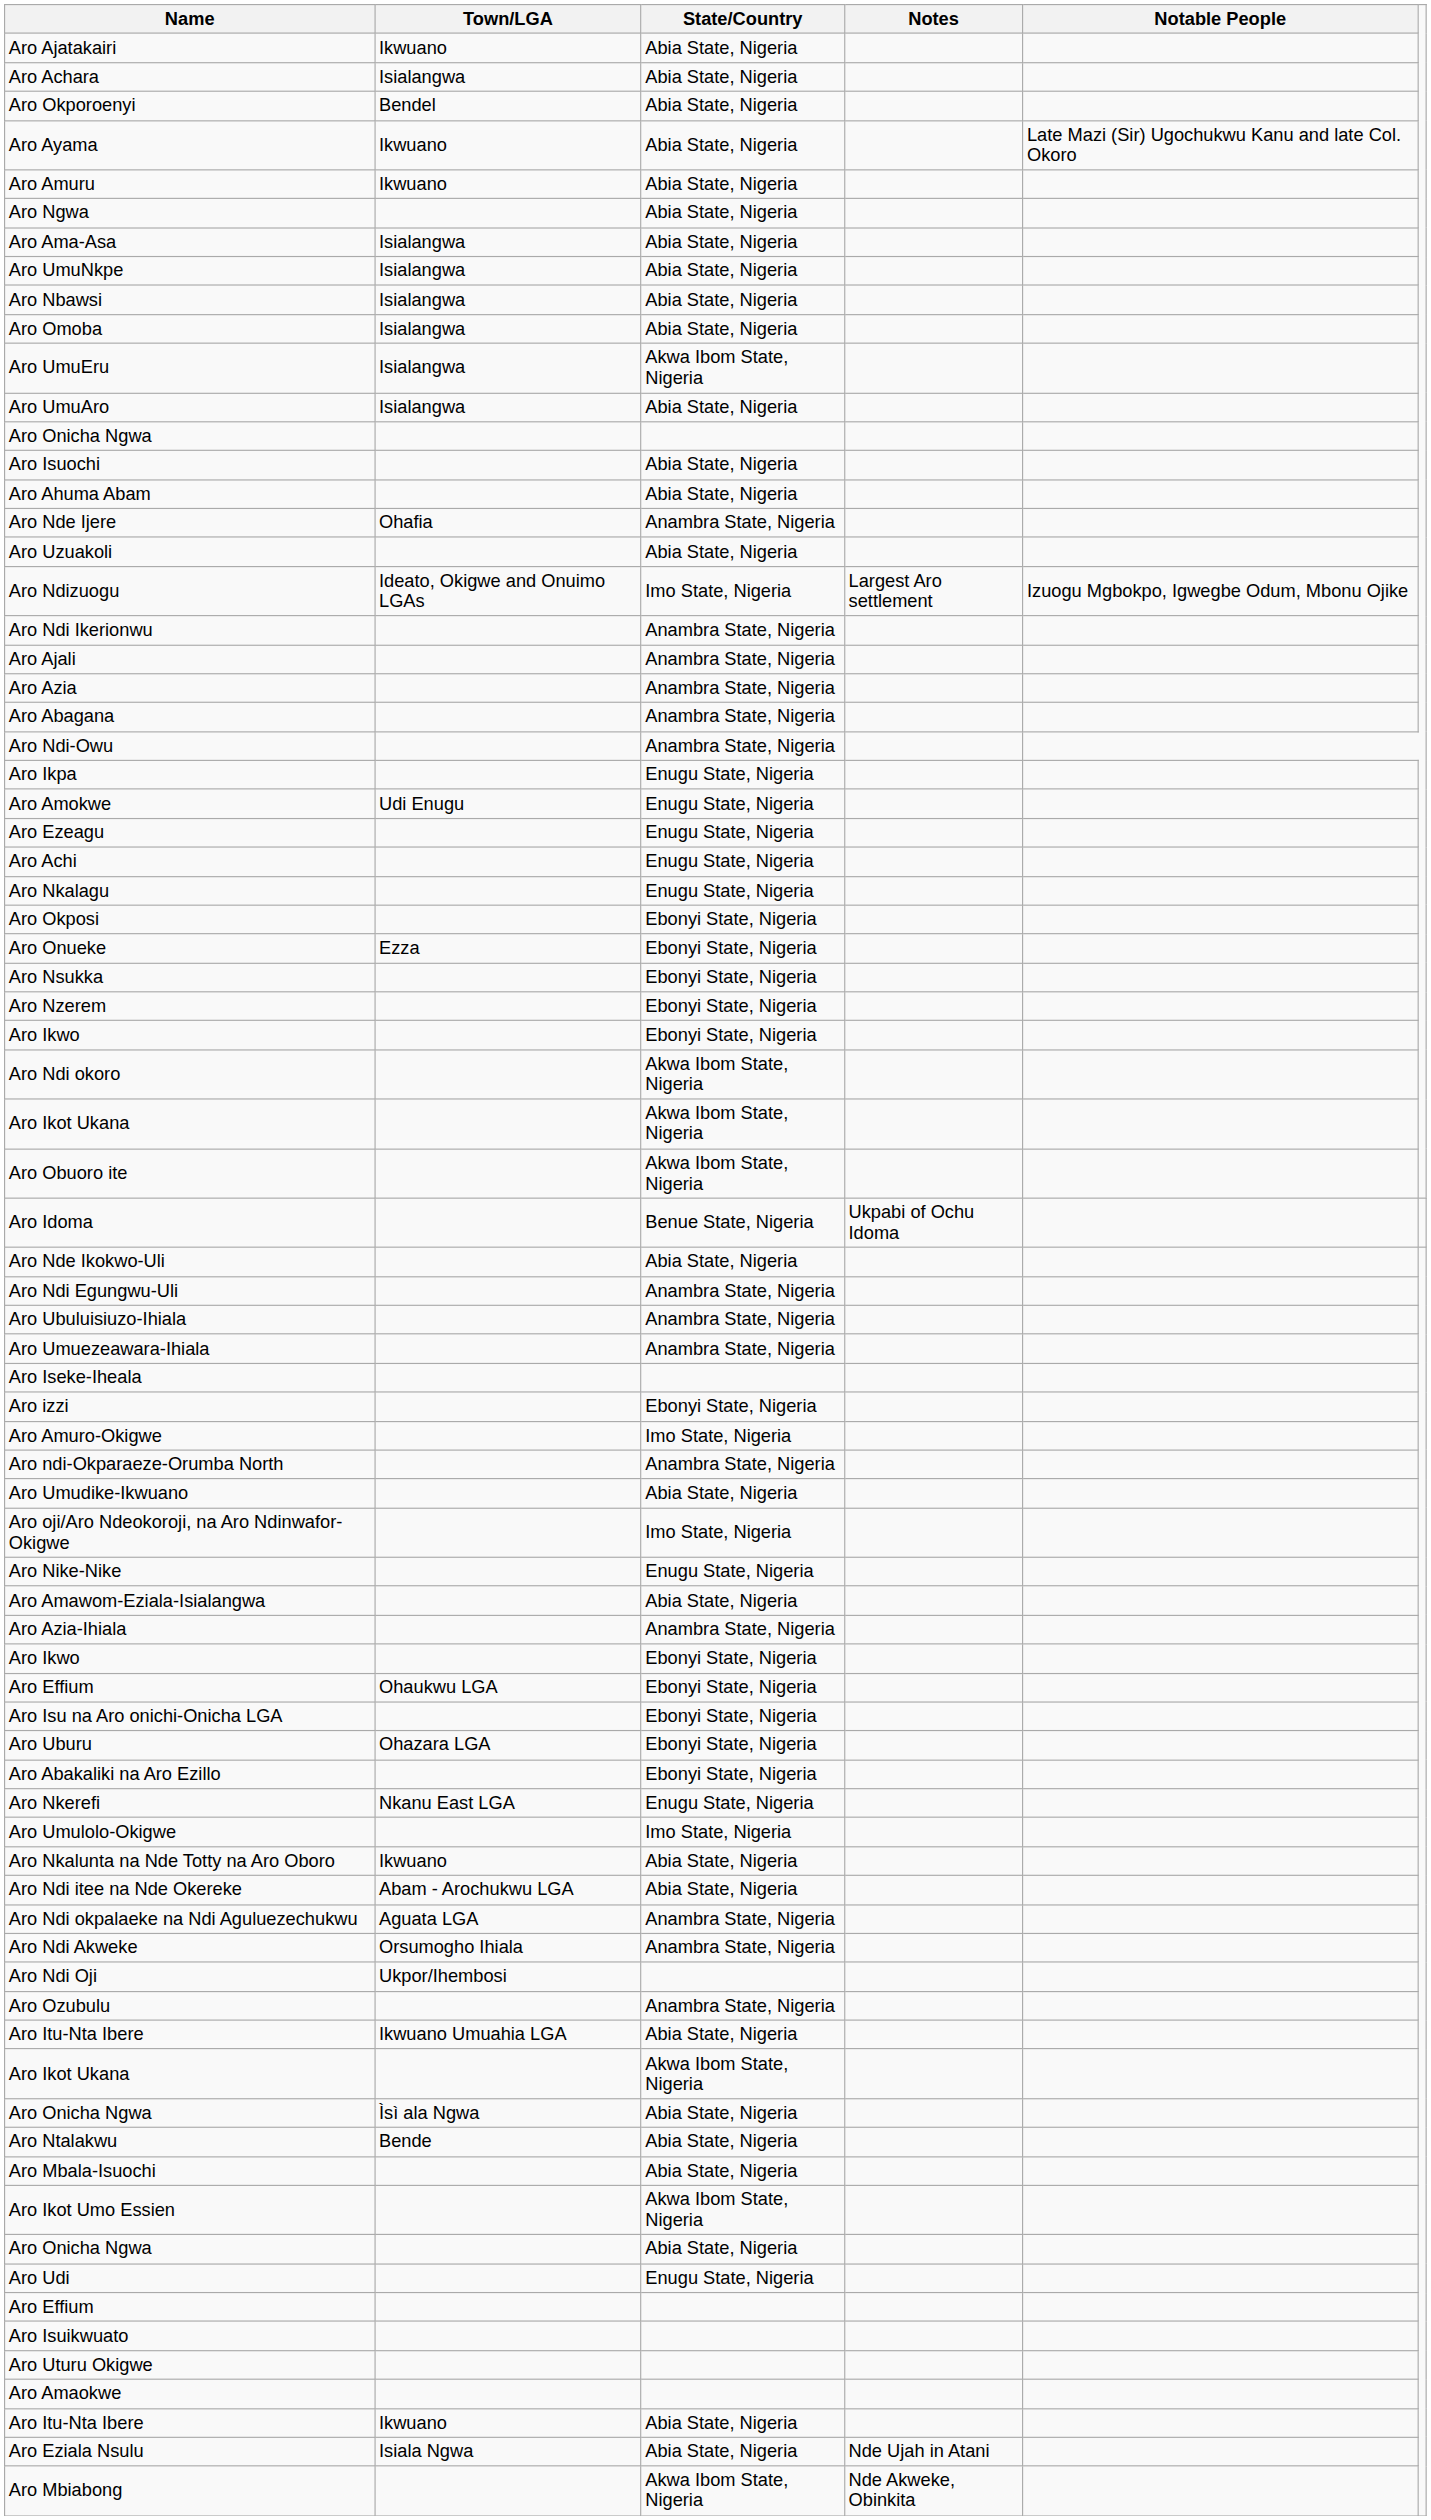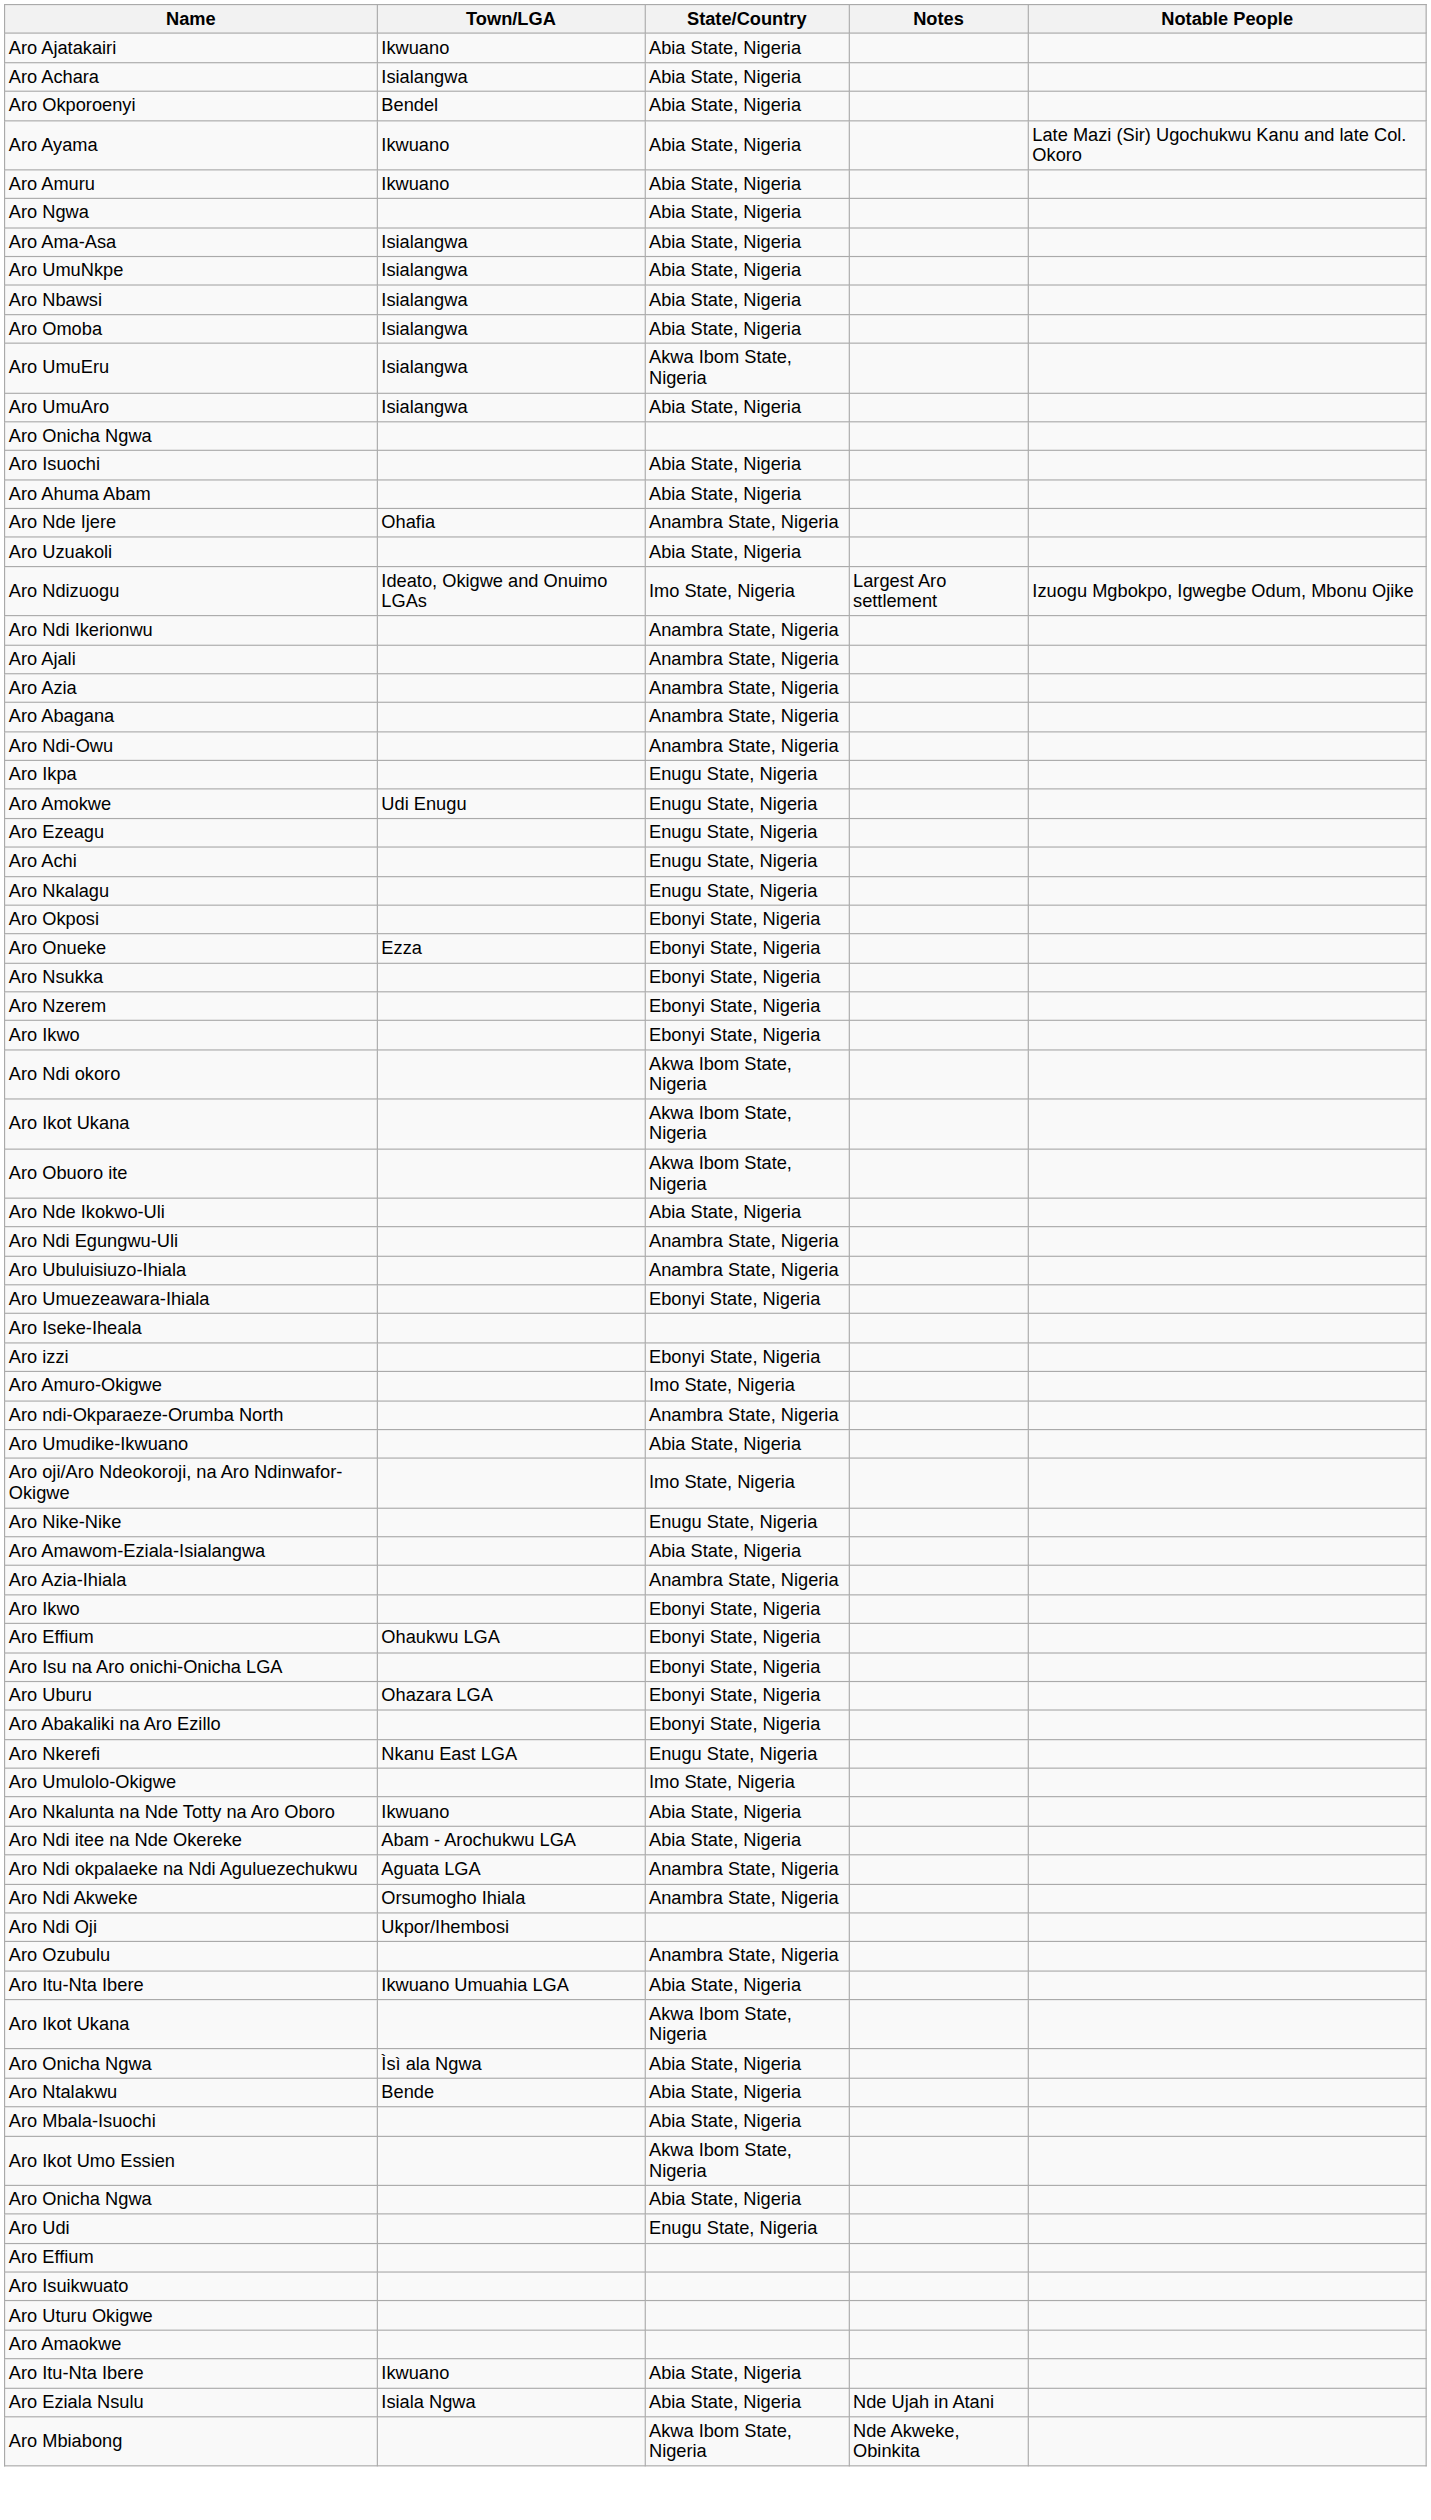- row: (51, 1222)
(740, 1348) Anambra State, Nigeria -> (735, 1299) Ebonyi State, Nigeria
